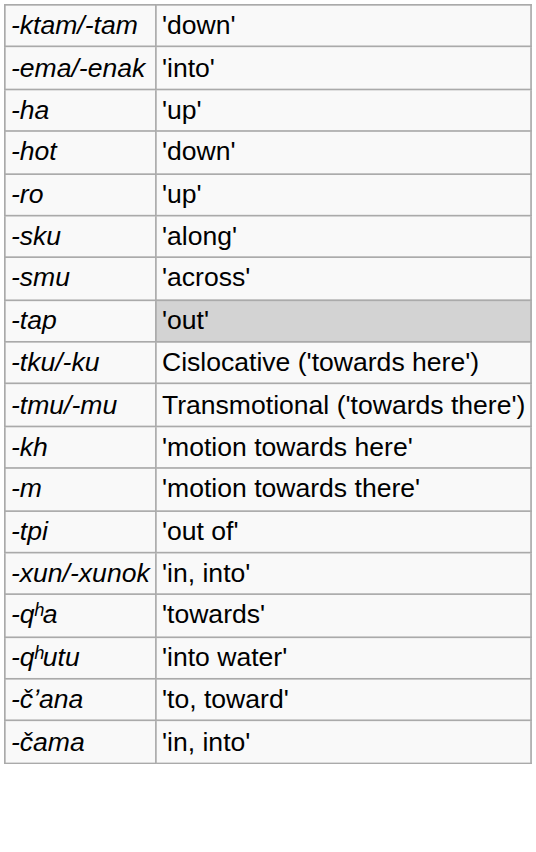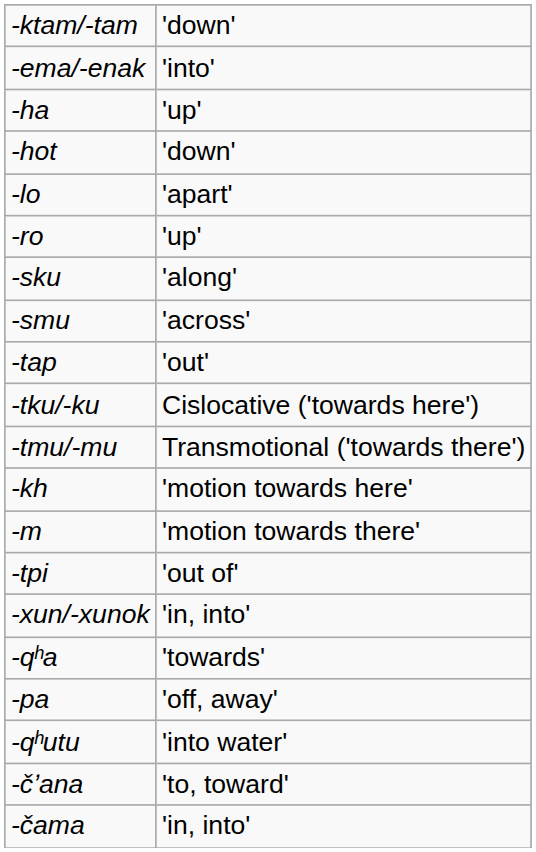+ row: (26, 194)
(185, 320) lightgrey background -> (185, 362) no background
+ row: (30, 699)
